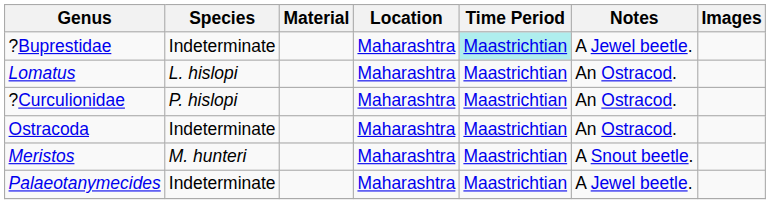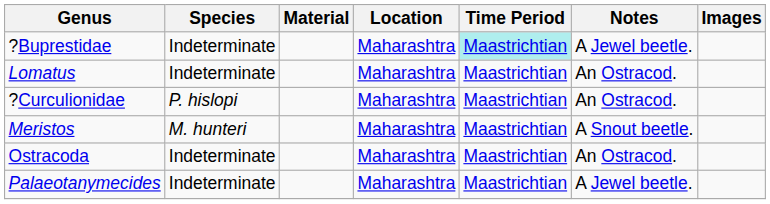(203, 73) L. hislopi -> (222, 73) Indeterminate
rows swapped: (42, 156) <-> (49, 128)
